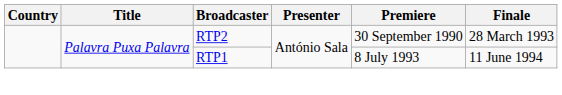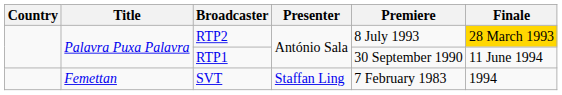(408, 36) 30 September 1990 -> (387, 36) 8 July 1993
(512, 36) no background -> (512, 36) gold background
(387, 57) 8 July 1993 -> (408, 57) 30 September 1990
+ row: (209, 79)
